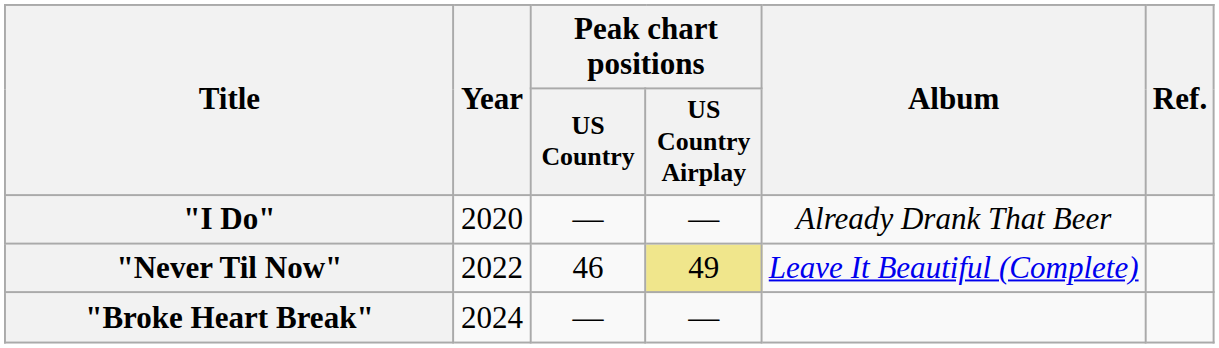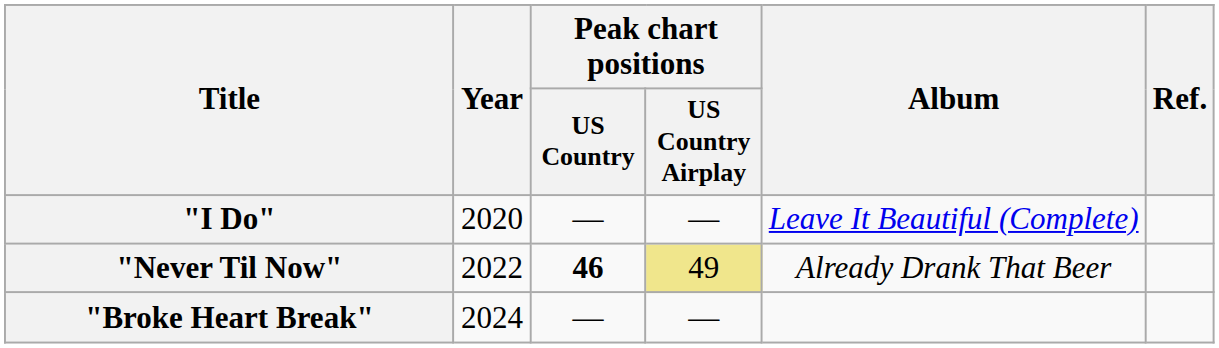(954, 218) Already Drank That Beer -> (954, 218) Leave It Beautiful (Complete)
(588, 267) normal -> (588, 267) bold
(954, 267) Leave It Beautiful (Complete) -> (954, 267) Already Drank That Beer
